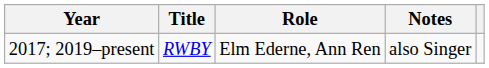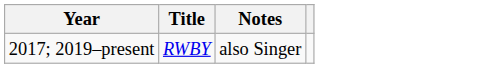- column: (300, 19)
